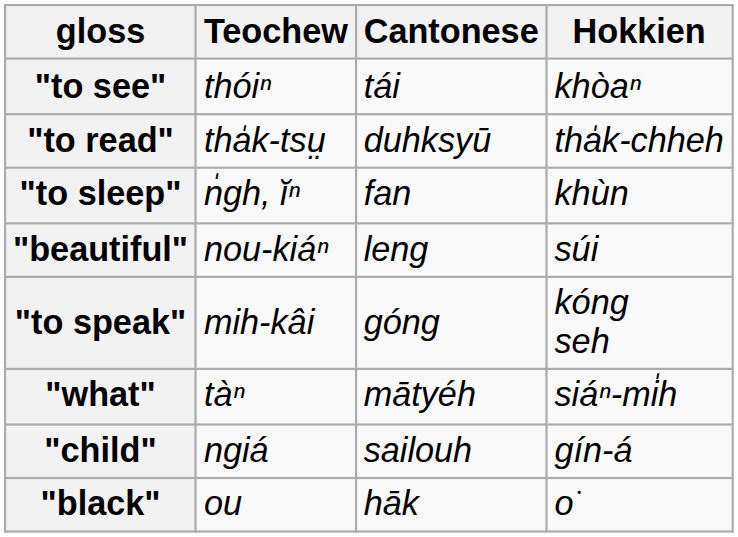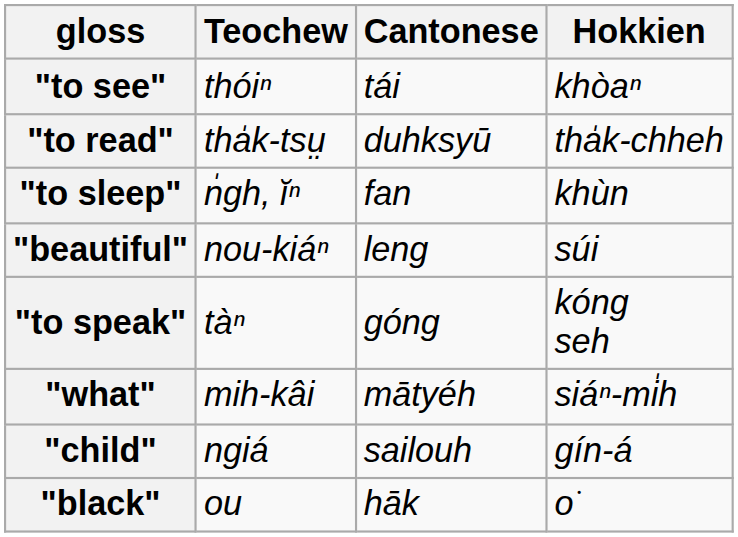(259, 322) mih-kâi -> (224, 322) tàⁿ
(224, 395) tàⁿ -> (259, 395) mih-kâi
